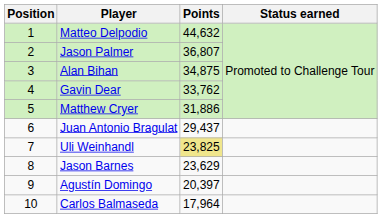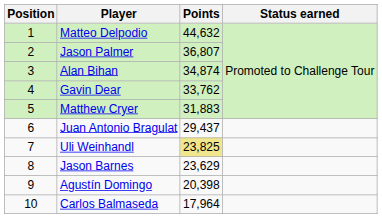(201, 71) 34,875 -> (201, 71) 34,874
(201, 109) 31,886 -> (201, 109) 31,883
(201, 185) 20,397 -> (201, 185) 20,398
